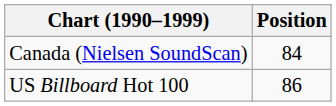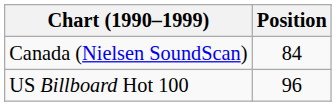(292, 85) 86 -> (292, 85) 96
